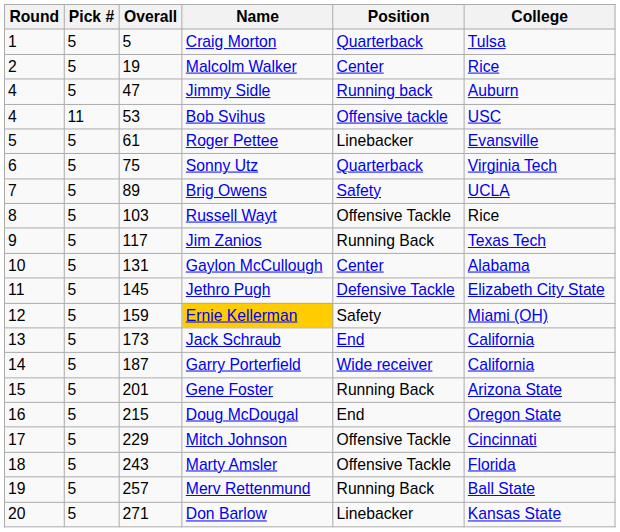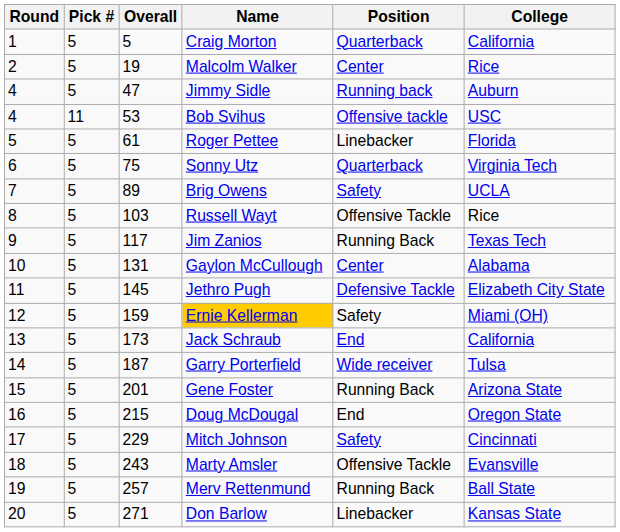(487, 41) Tulsa -> (501, 41) California
(503, 141) Evansville -> (492, 141) Florida
(501, 365) California -> (487, 365) Tulsa
(394, 439) Offensive Tackle -> (359, 439) Safety
(492, 464) Florida -> (503, 464) Evansville
